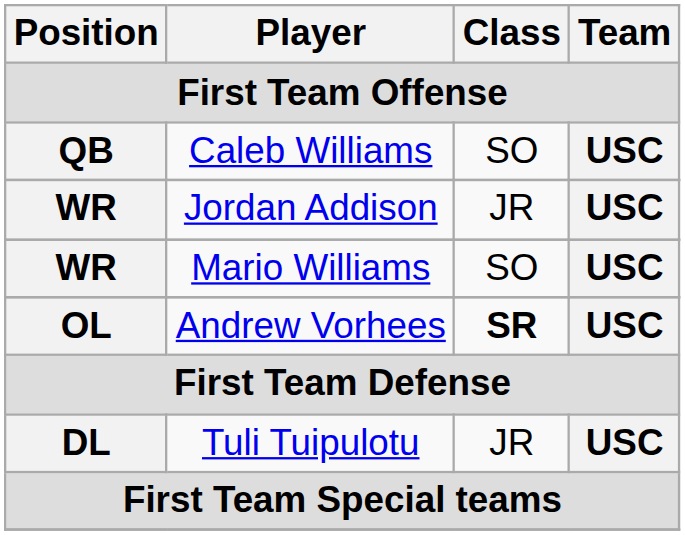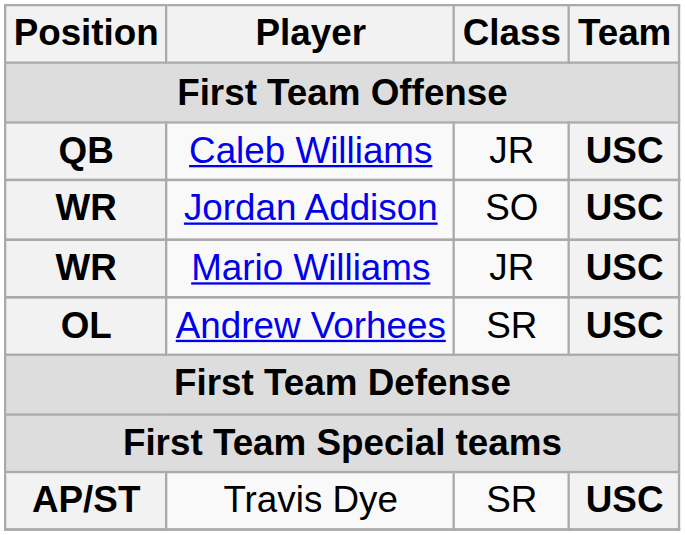(512, 150) SO -> (512, 150) JR
(512, 208) JR -> (512, 208) SO
(512, 267) SO -> (512, 267) JR
(512, 325) bold -> (512, 325) normal
- row: (311, 442)
+ row: (311, 500)
